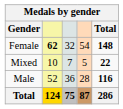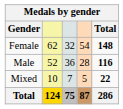(52, 46) bold -> (52, 46) normal
rows swapped: (24, 79) <-> (24, 62)
